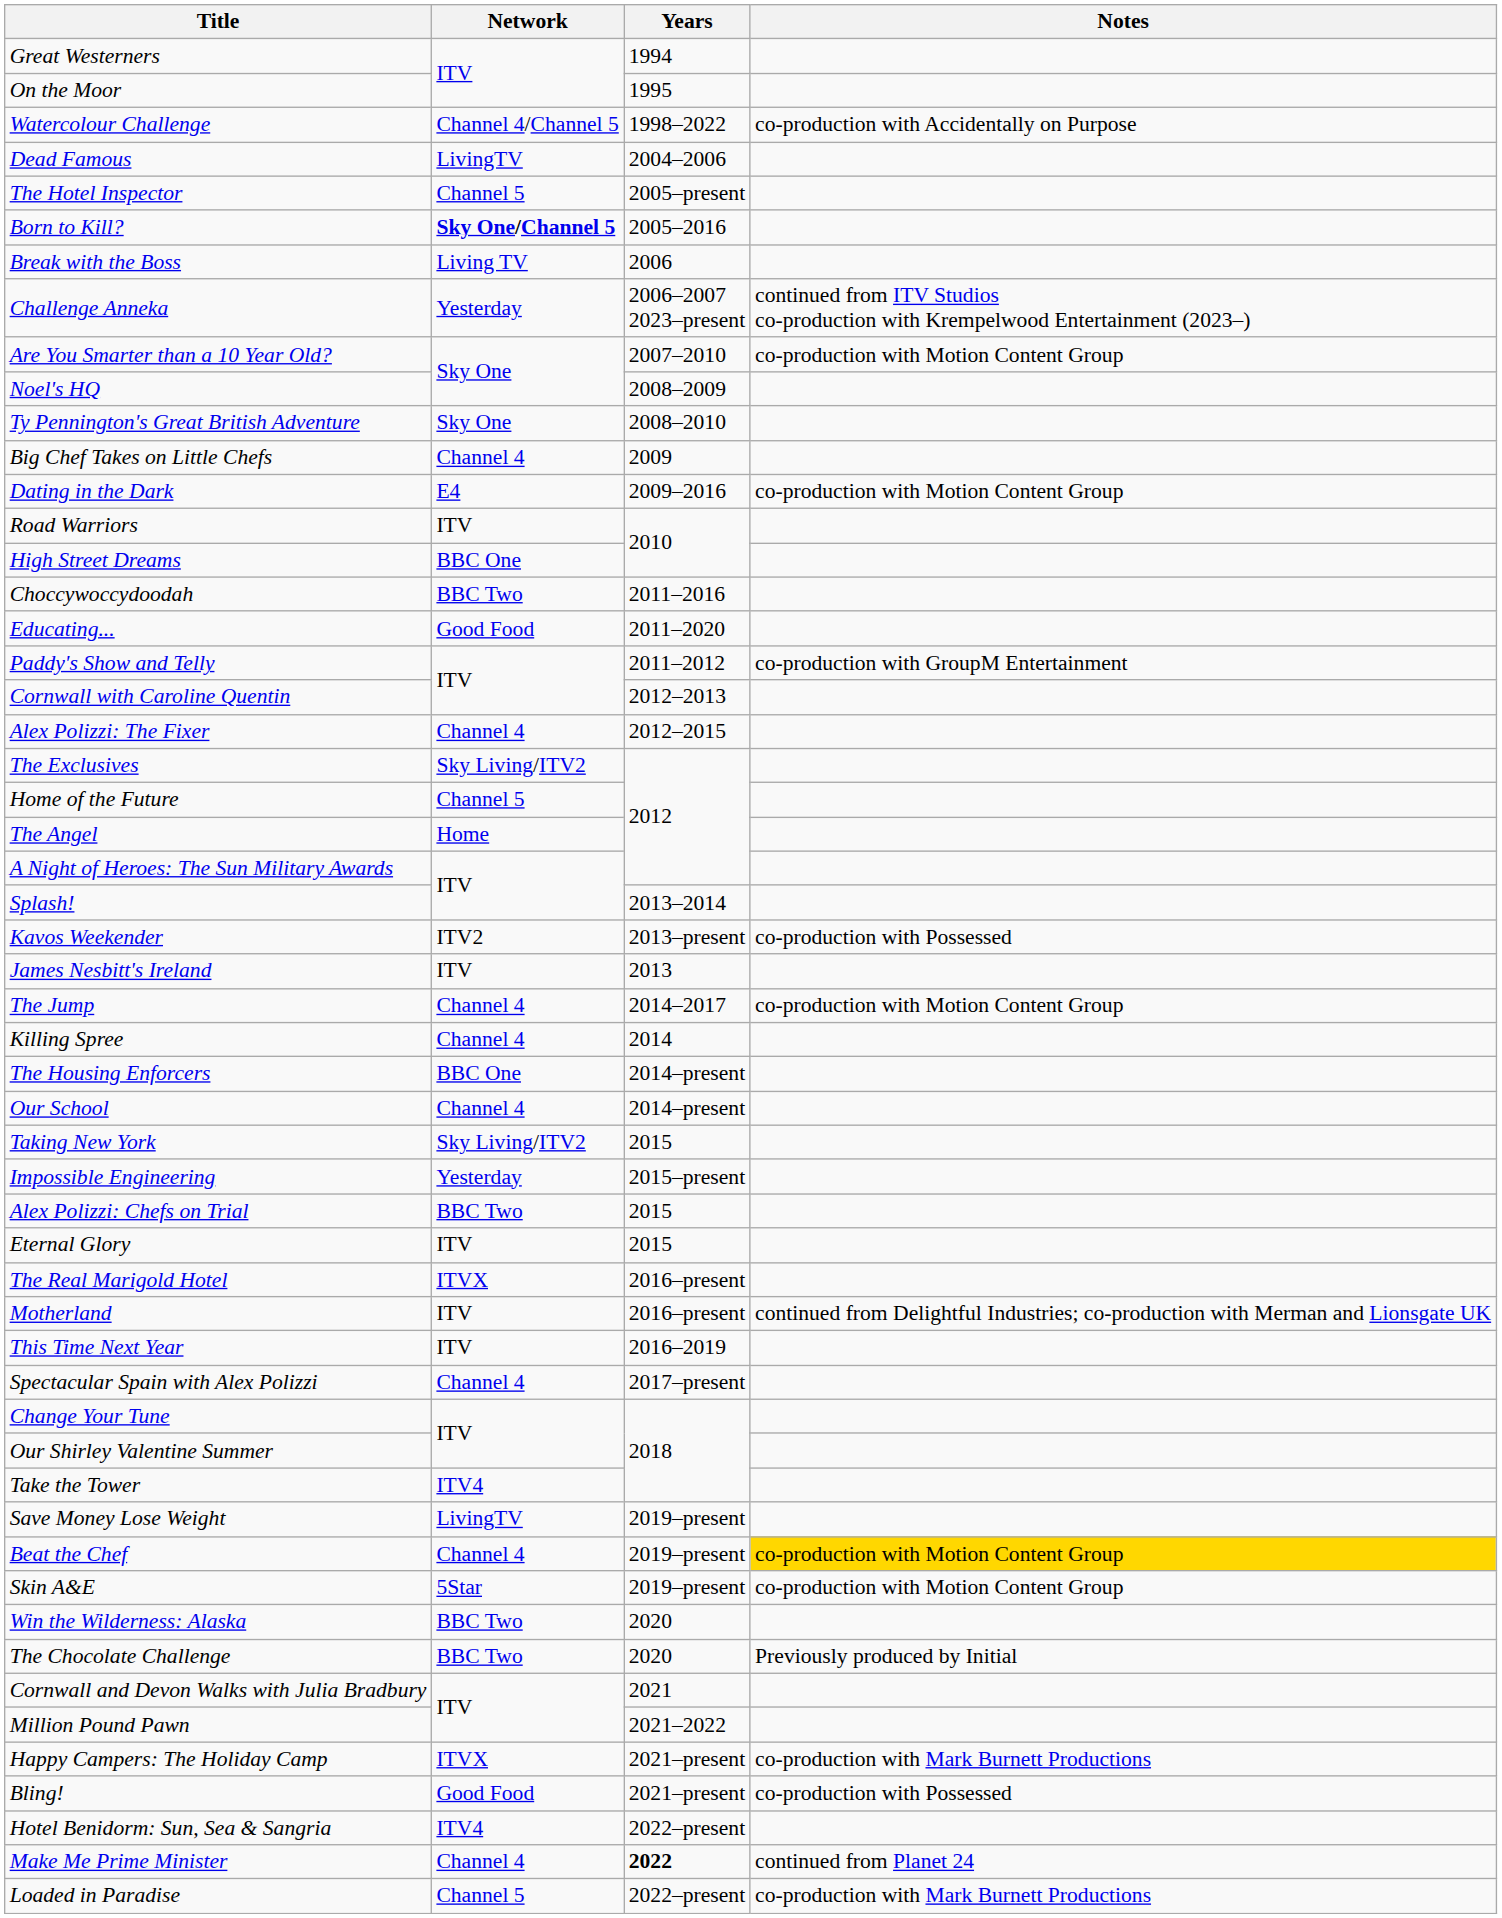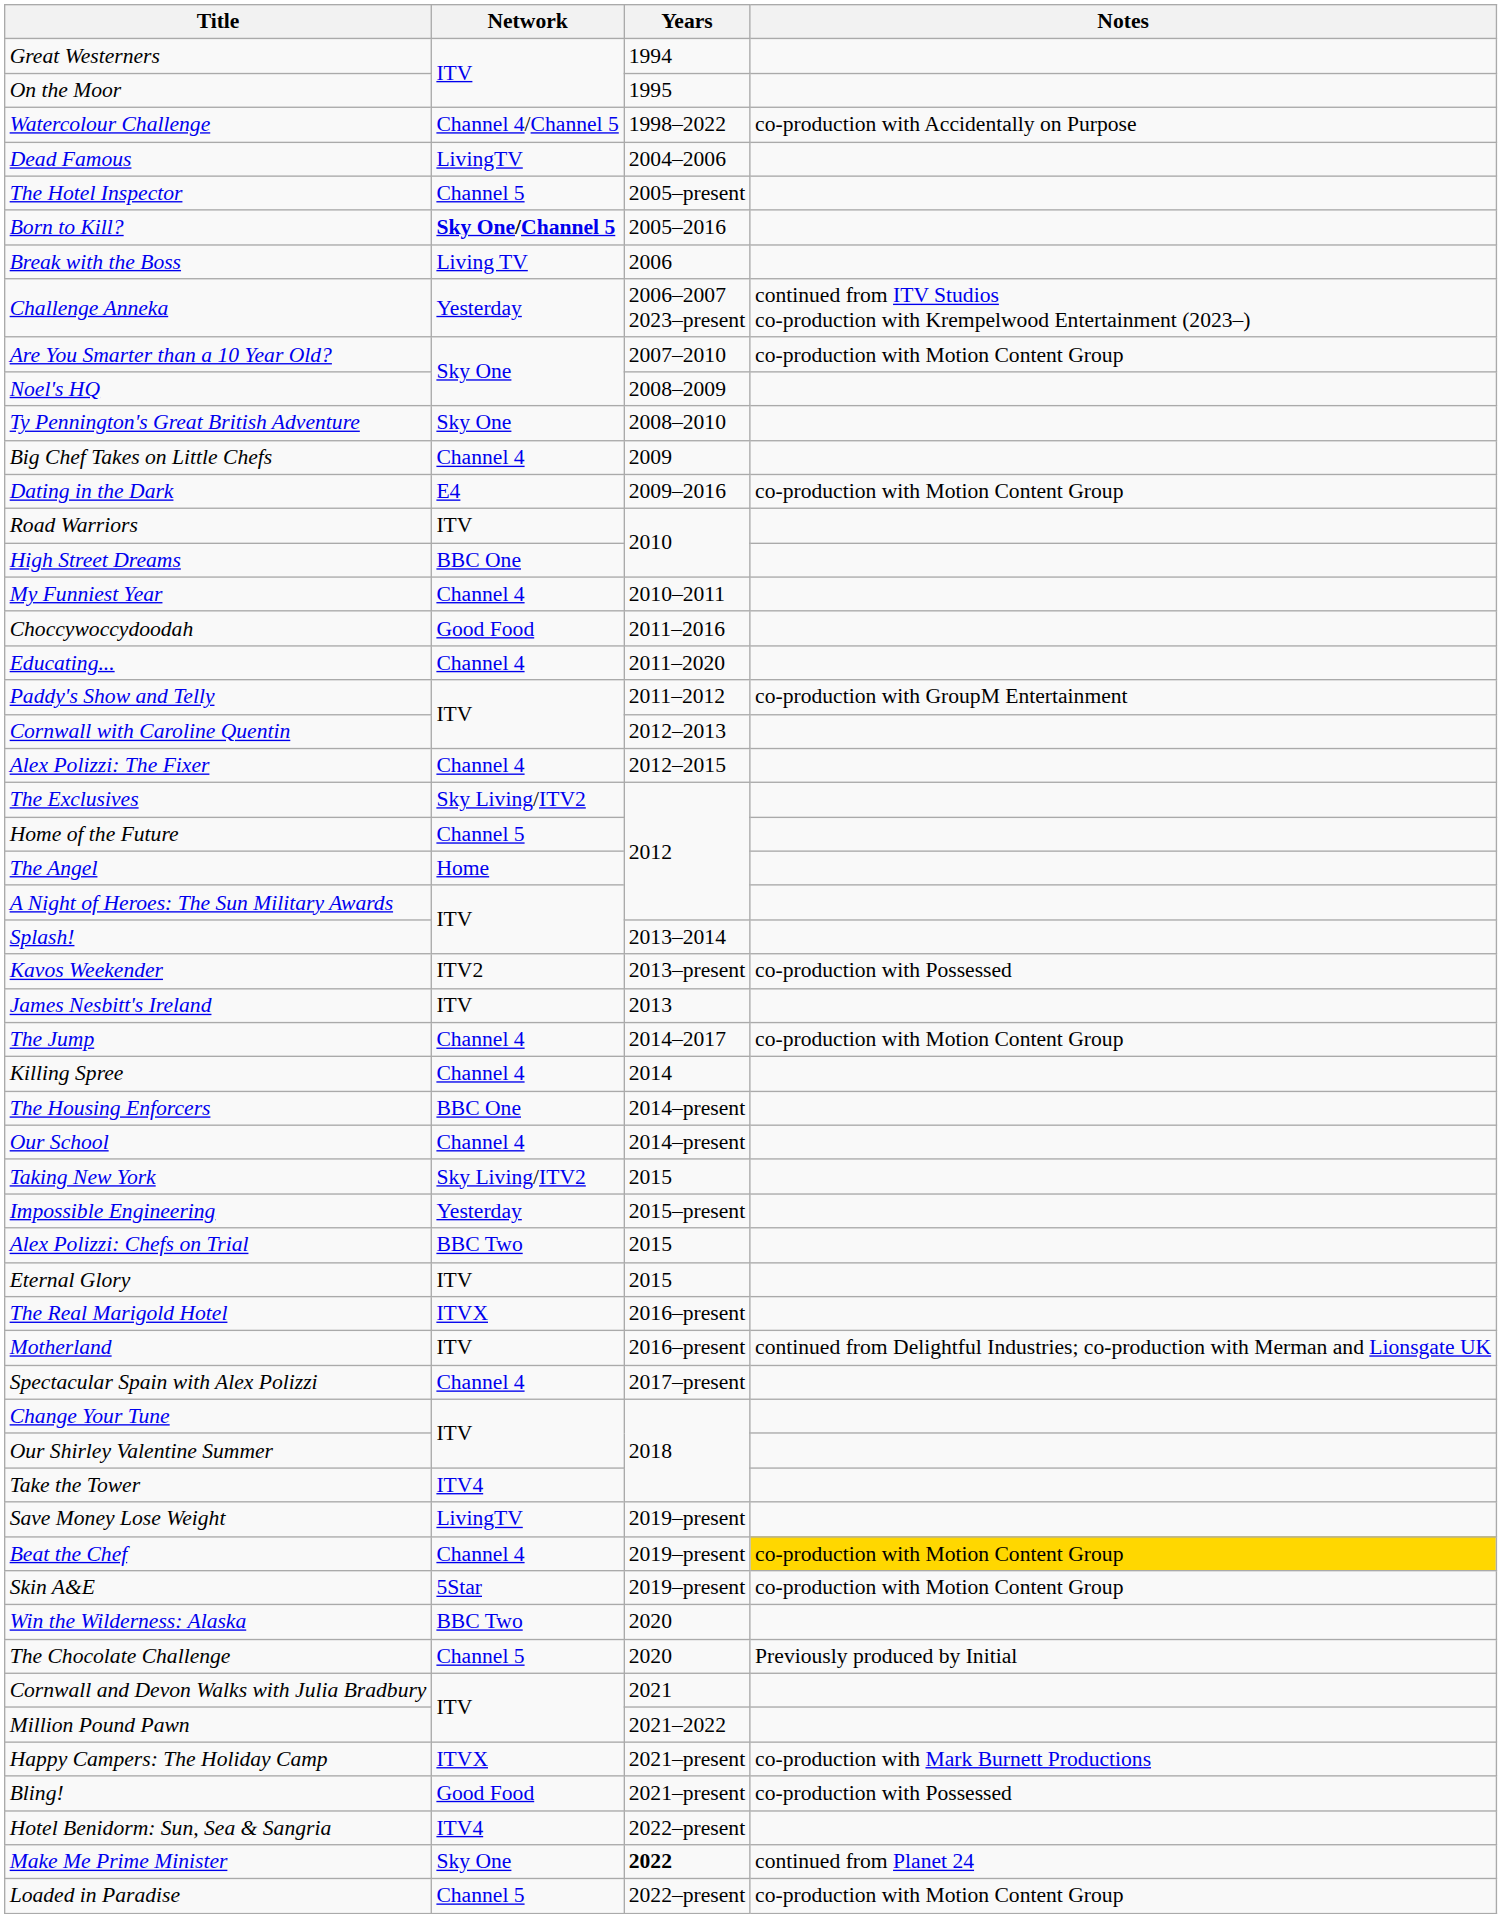+ row: (86, 594)
(480, 594) BBC Two -> (485, 628) Good Food
(485, 628) Good Food -> (480, 662) Channel 4
- row: (97, 1347)
(480, 1655) BBC Two -> (480, 1655) Channel 5
(480, 1861) Channel 4 -> (474, 1861) Sky One
(953, 1895) co-production with Mark Burnett Productions -> (939, 1895) co-production with Motion Content Group
